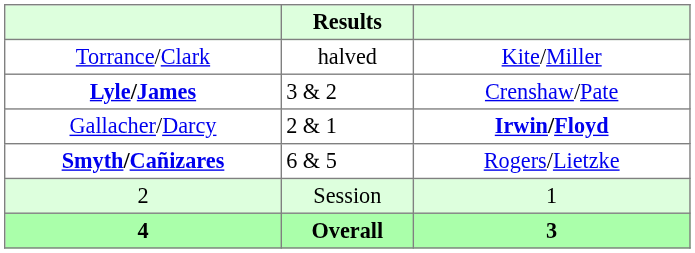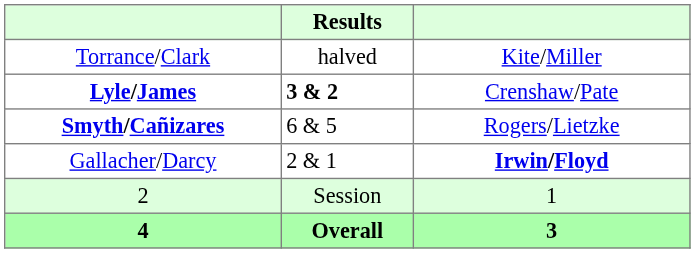(312, 91) normal -> (312, 91) bold
rows swapped: (143, 160) <-> (143, 126)
